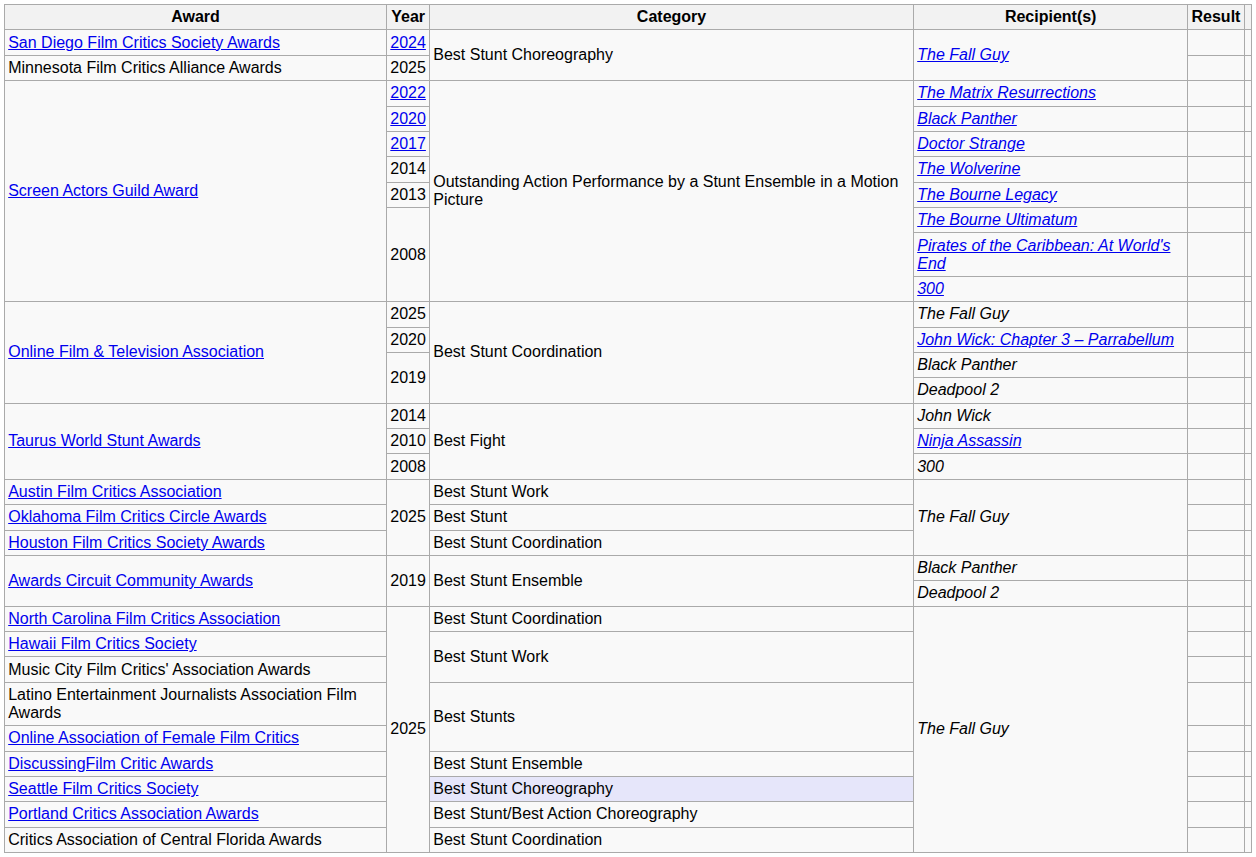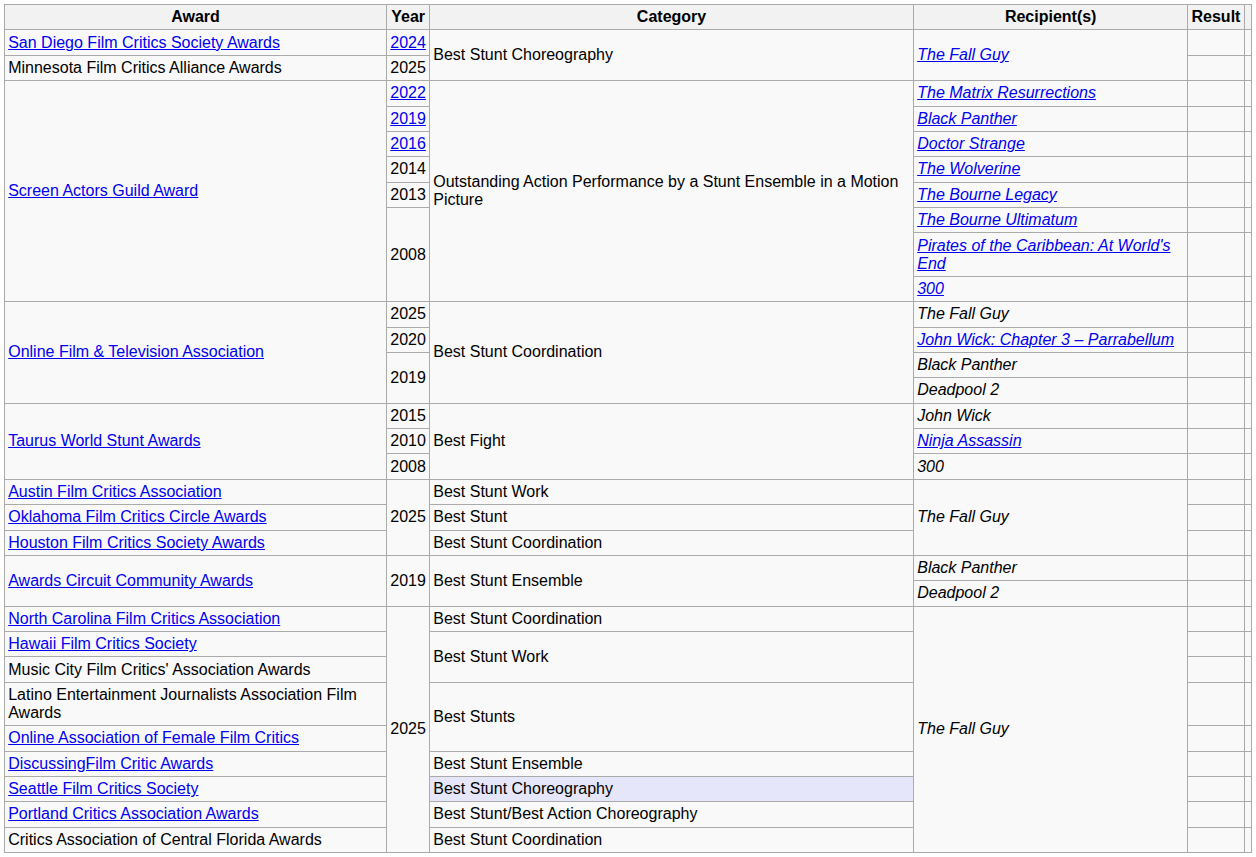(408, 118) 2020 -> (408, 118) 2019
(408, 144) 2017 -> (408, 144) 2016
(408, 415) 2014 -> (408, 415) 2015
